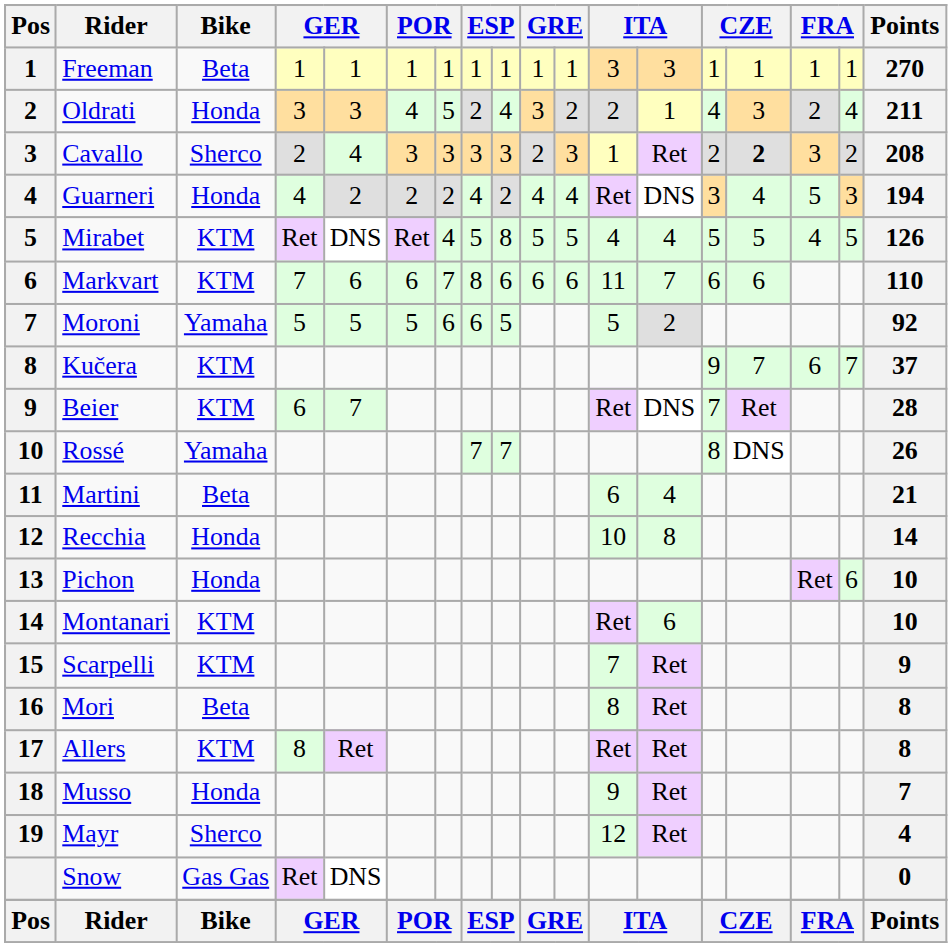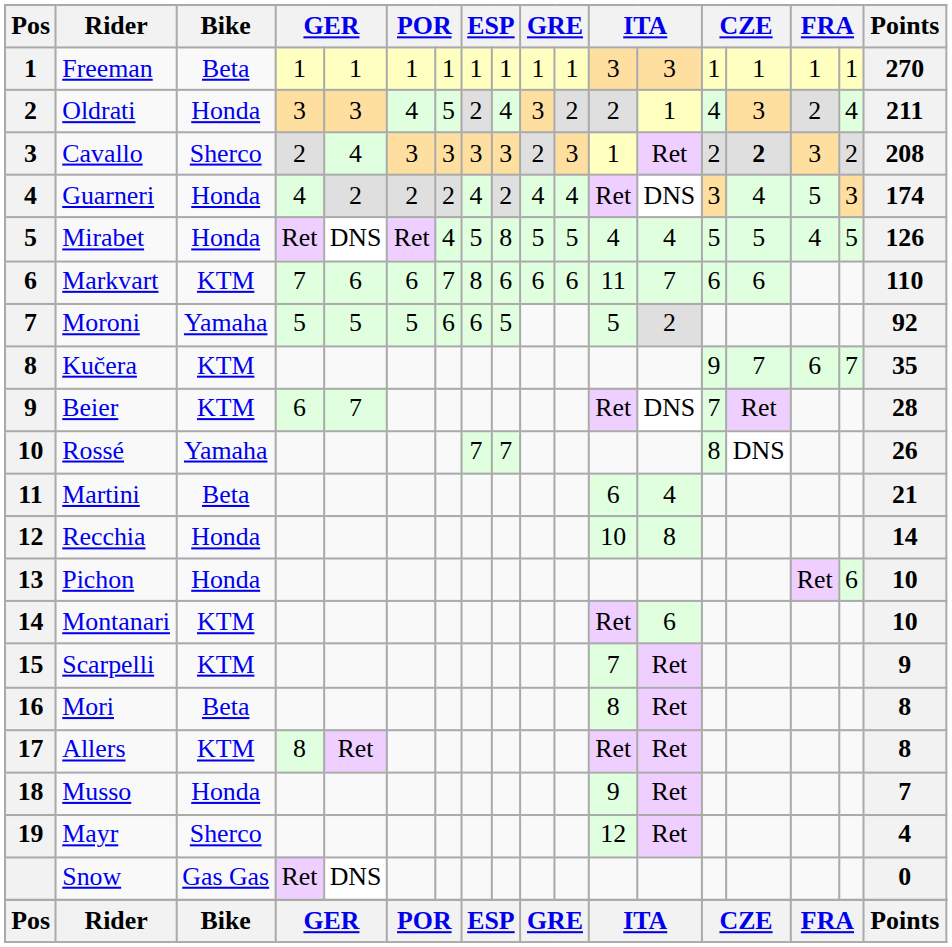(905, 196) 194 -> (905, 196) 174
(226, 238) KTM -> (226, 238) Honda
(905, 366) 37 -> (905, 366) 35
